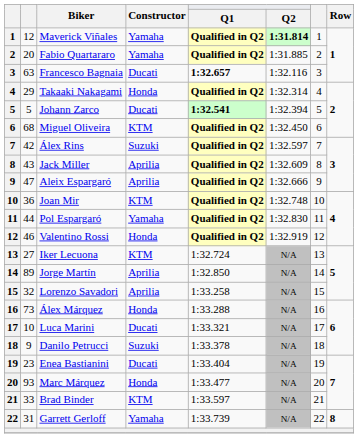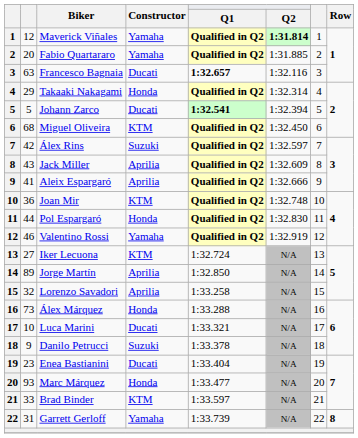(29, 181) 47 -> (29, 181) 41
(146, 218) Yamaha -> (143, 218) Honda
(143, 236) Honda -> (146, 236) Yamaha
